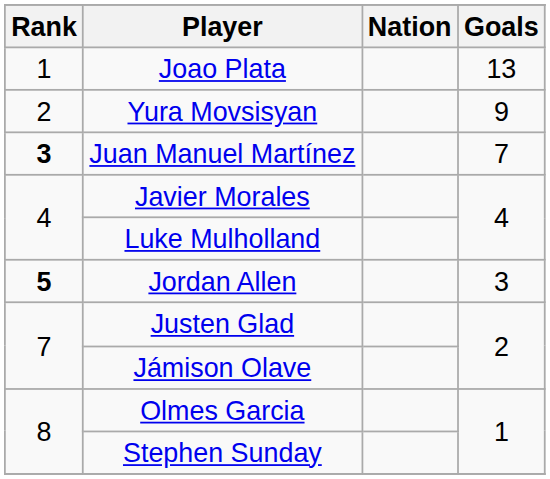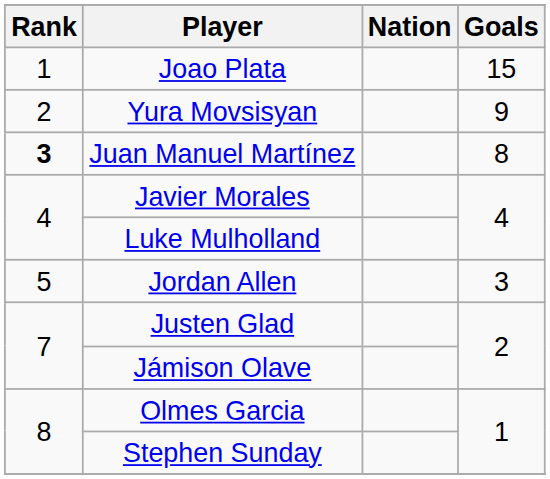(501, 69) 13 -> (501, 69) 15
(501, 154) 7 -> (501, 154) 8
(44, 282) bold -> (44, 282) normal
